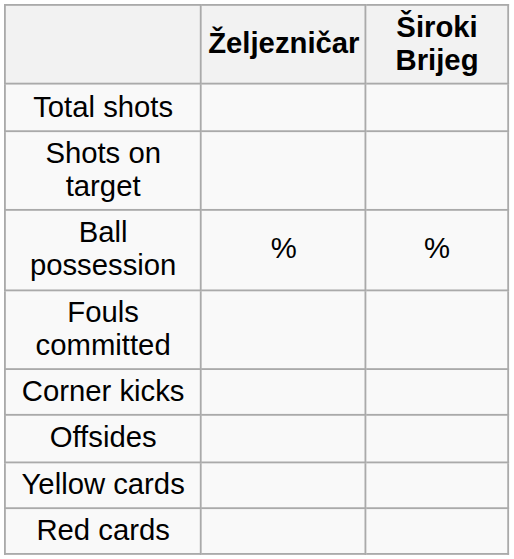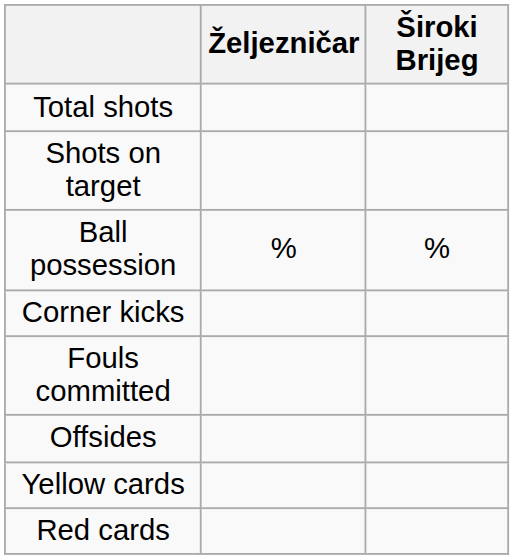rows swapped: (103, 391) <-> (103, 328)
